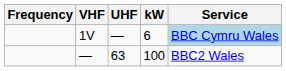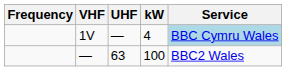(147, 35) 6 -> (147, 35) 4
